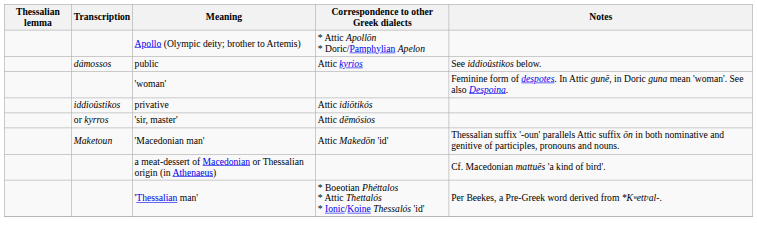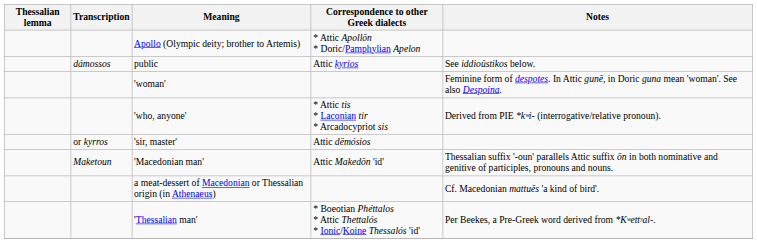- row: (152, 105)
+ row: (160, 116)
